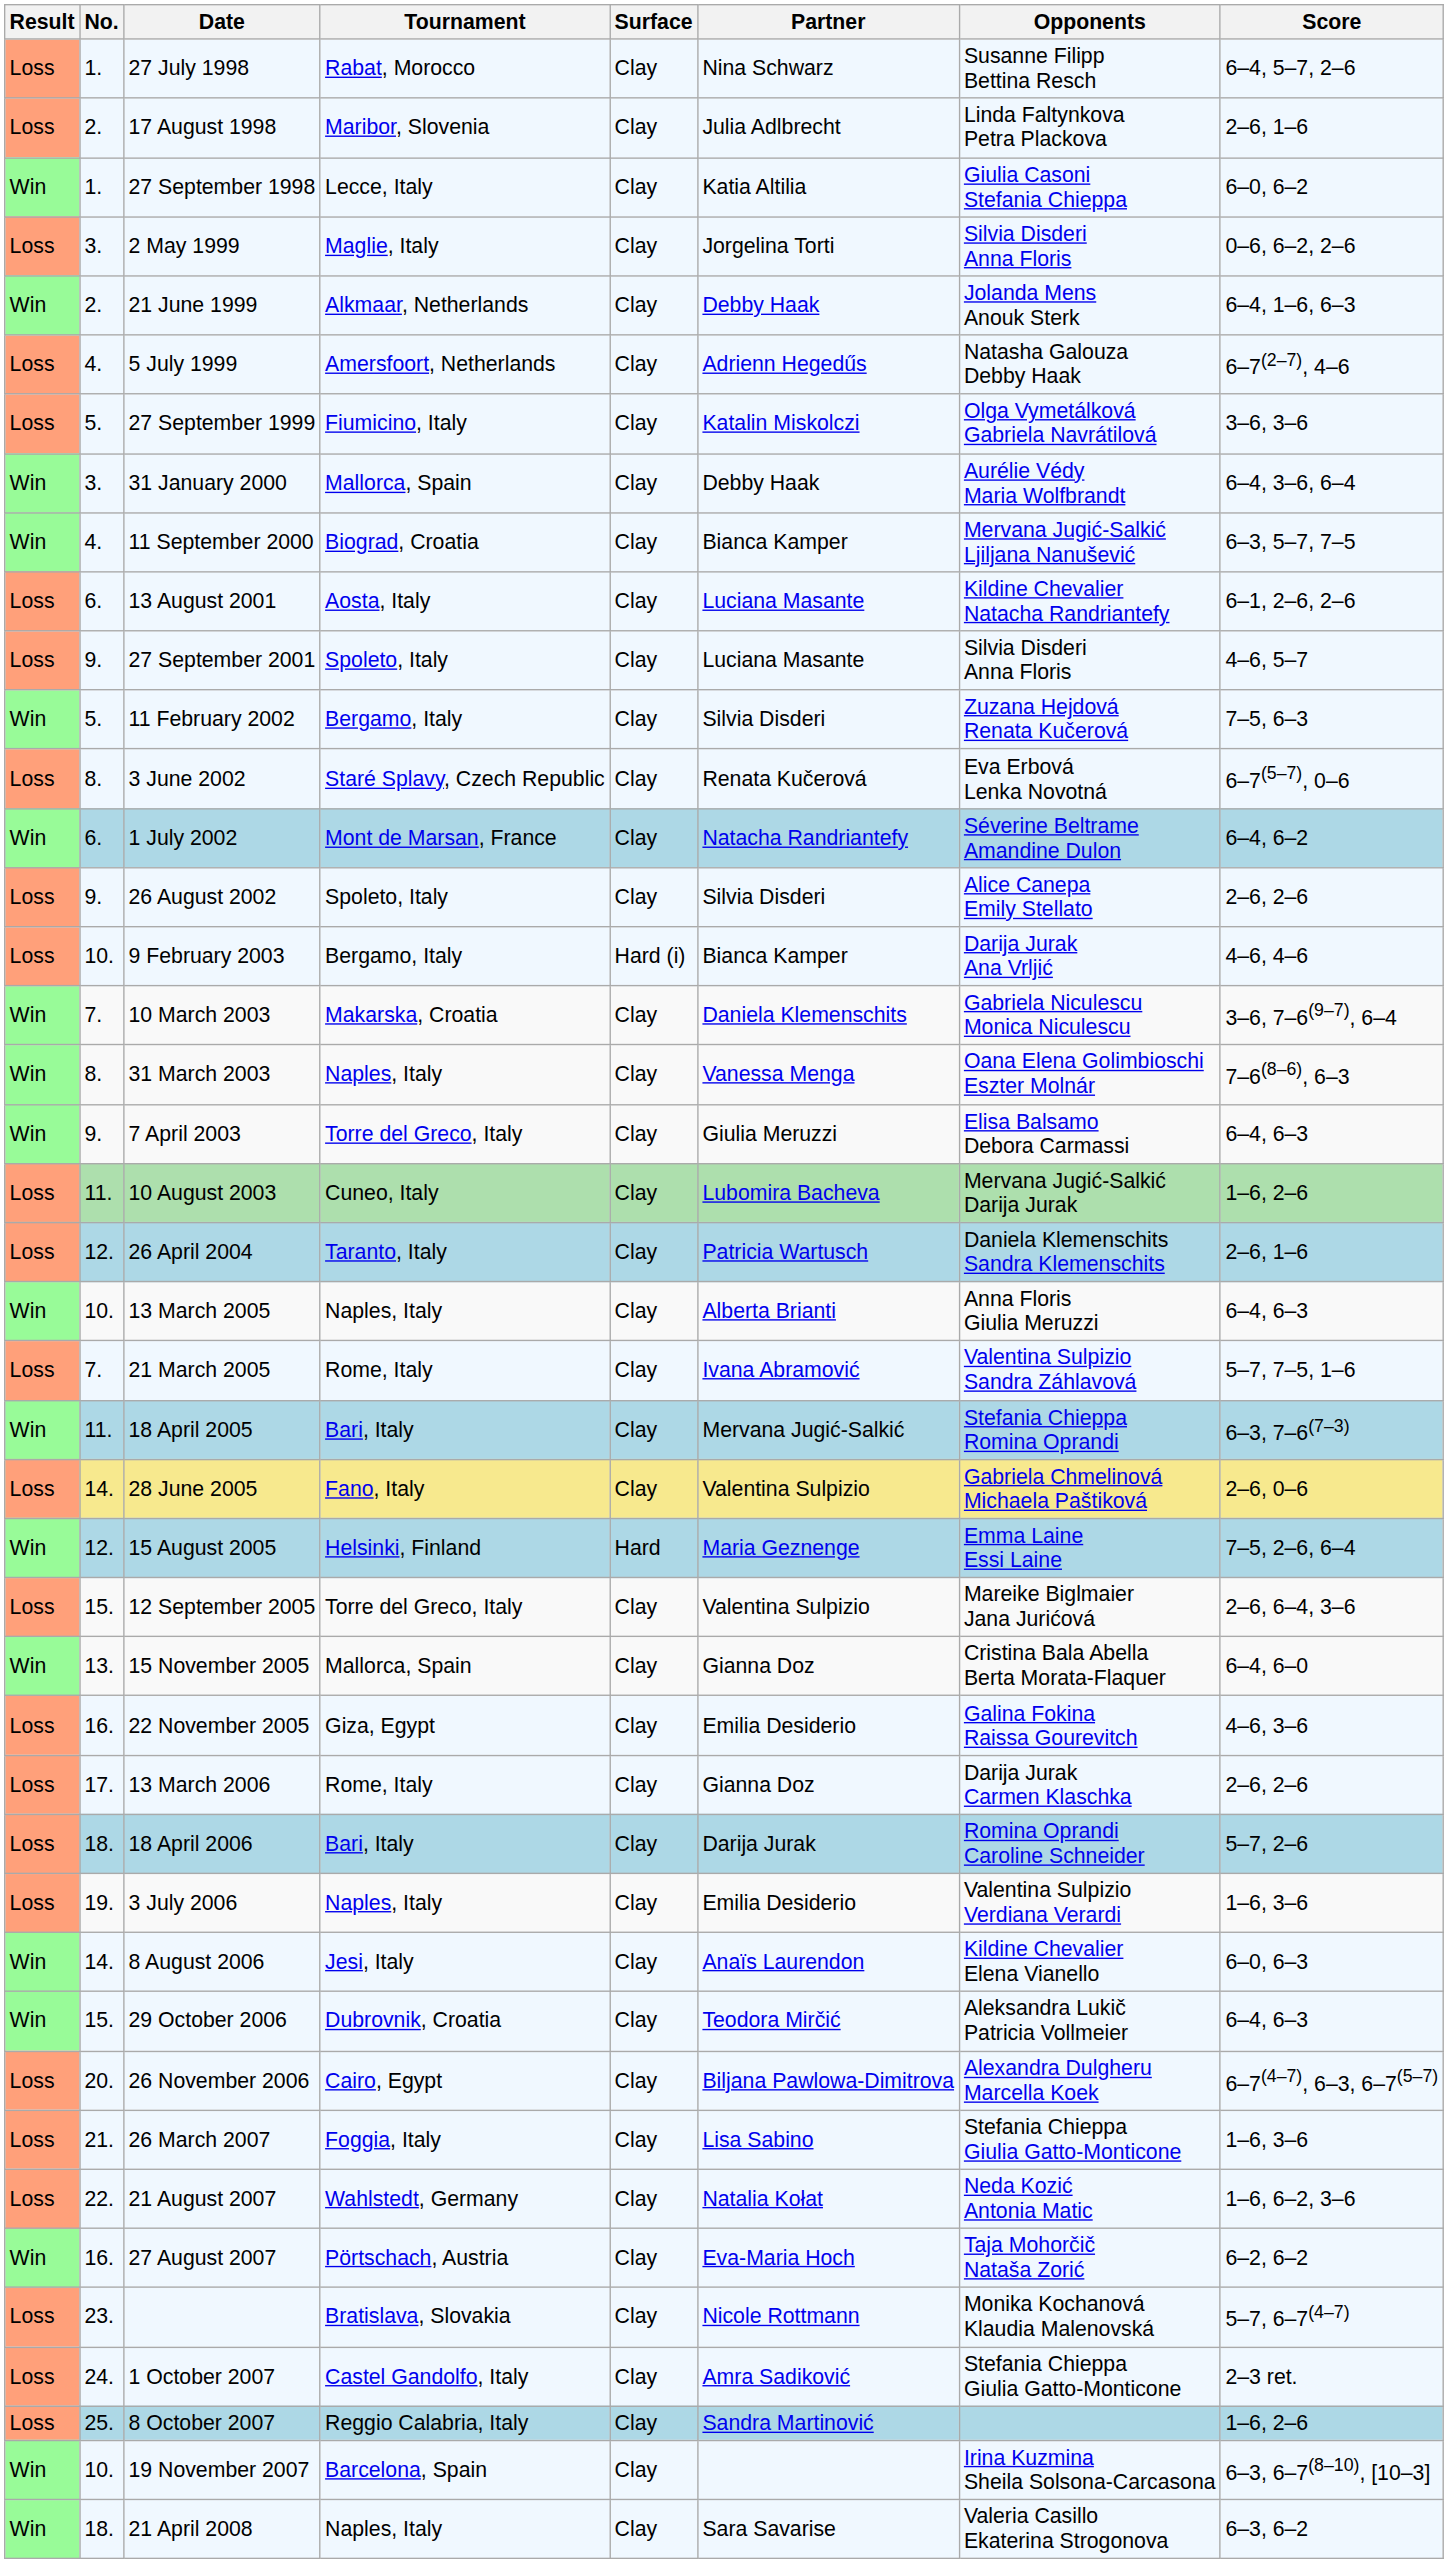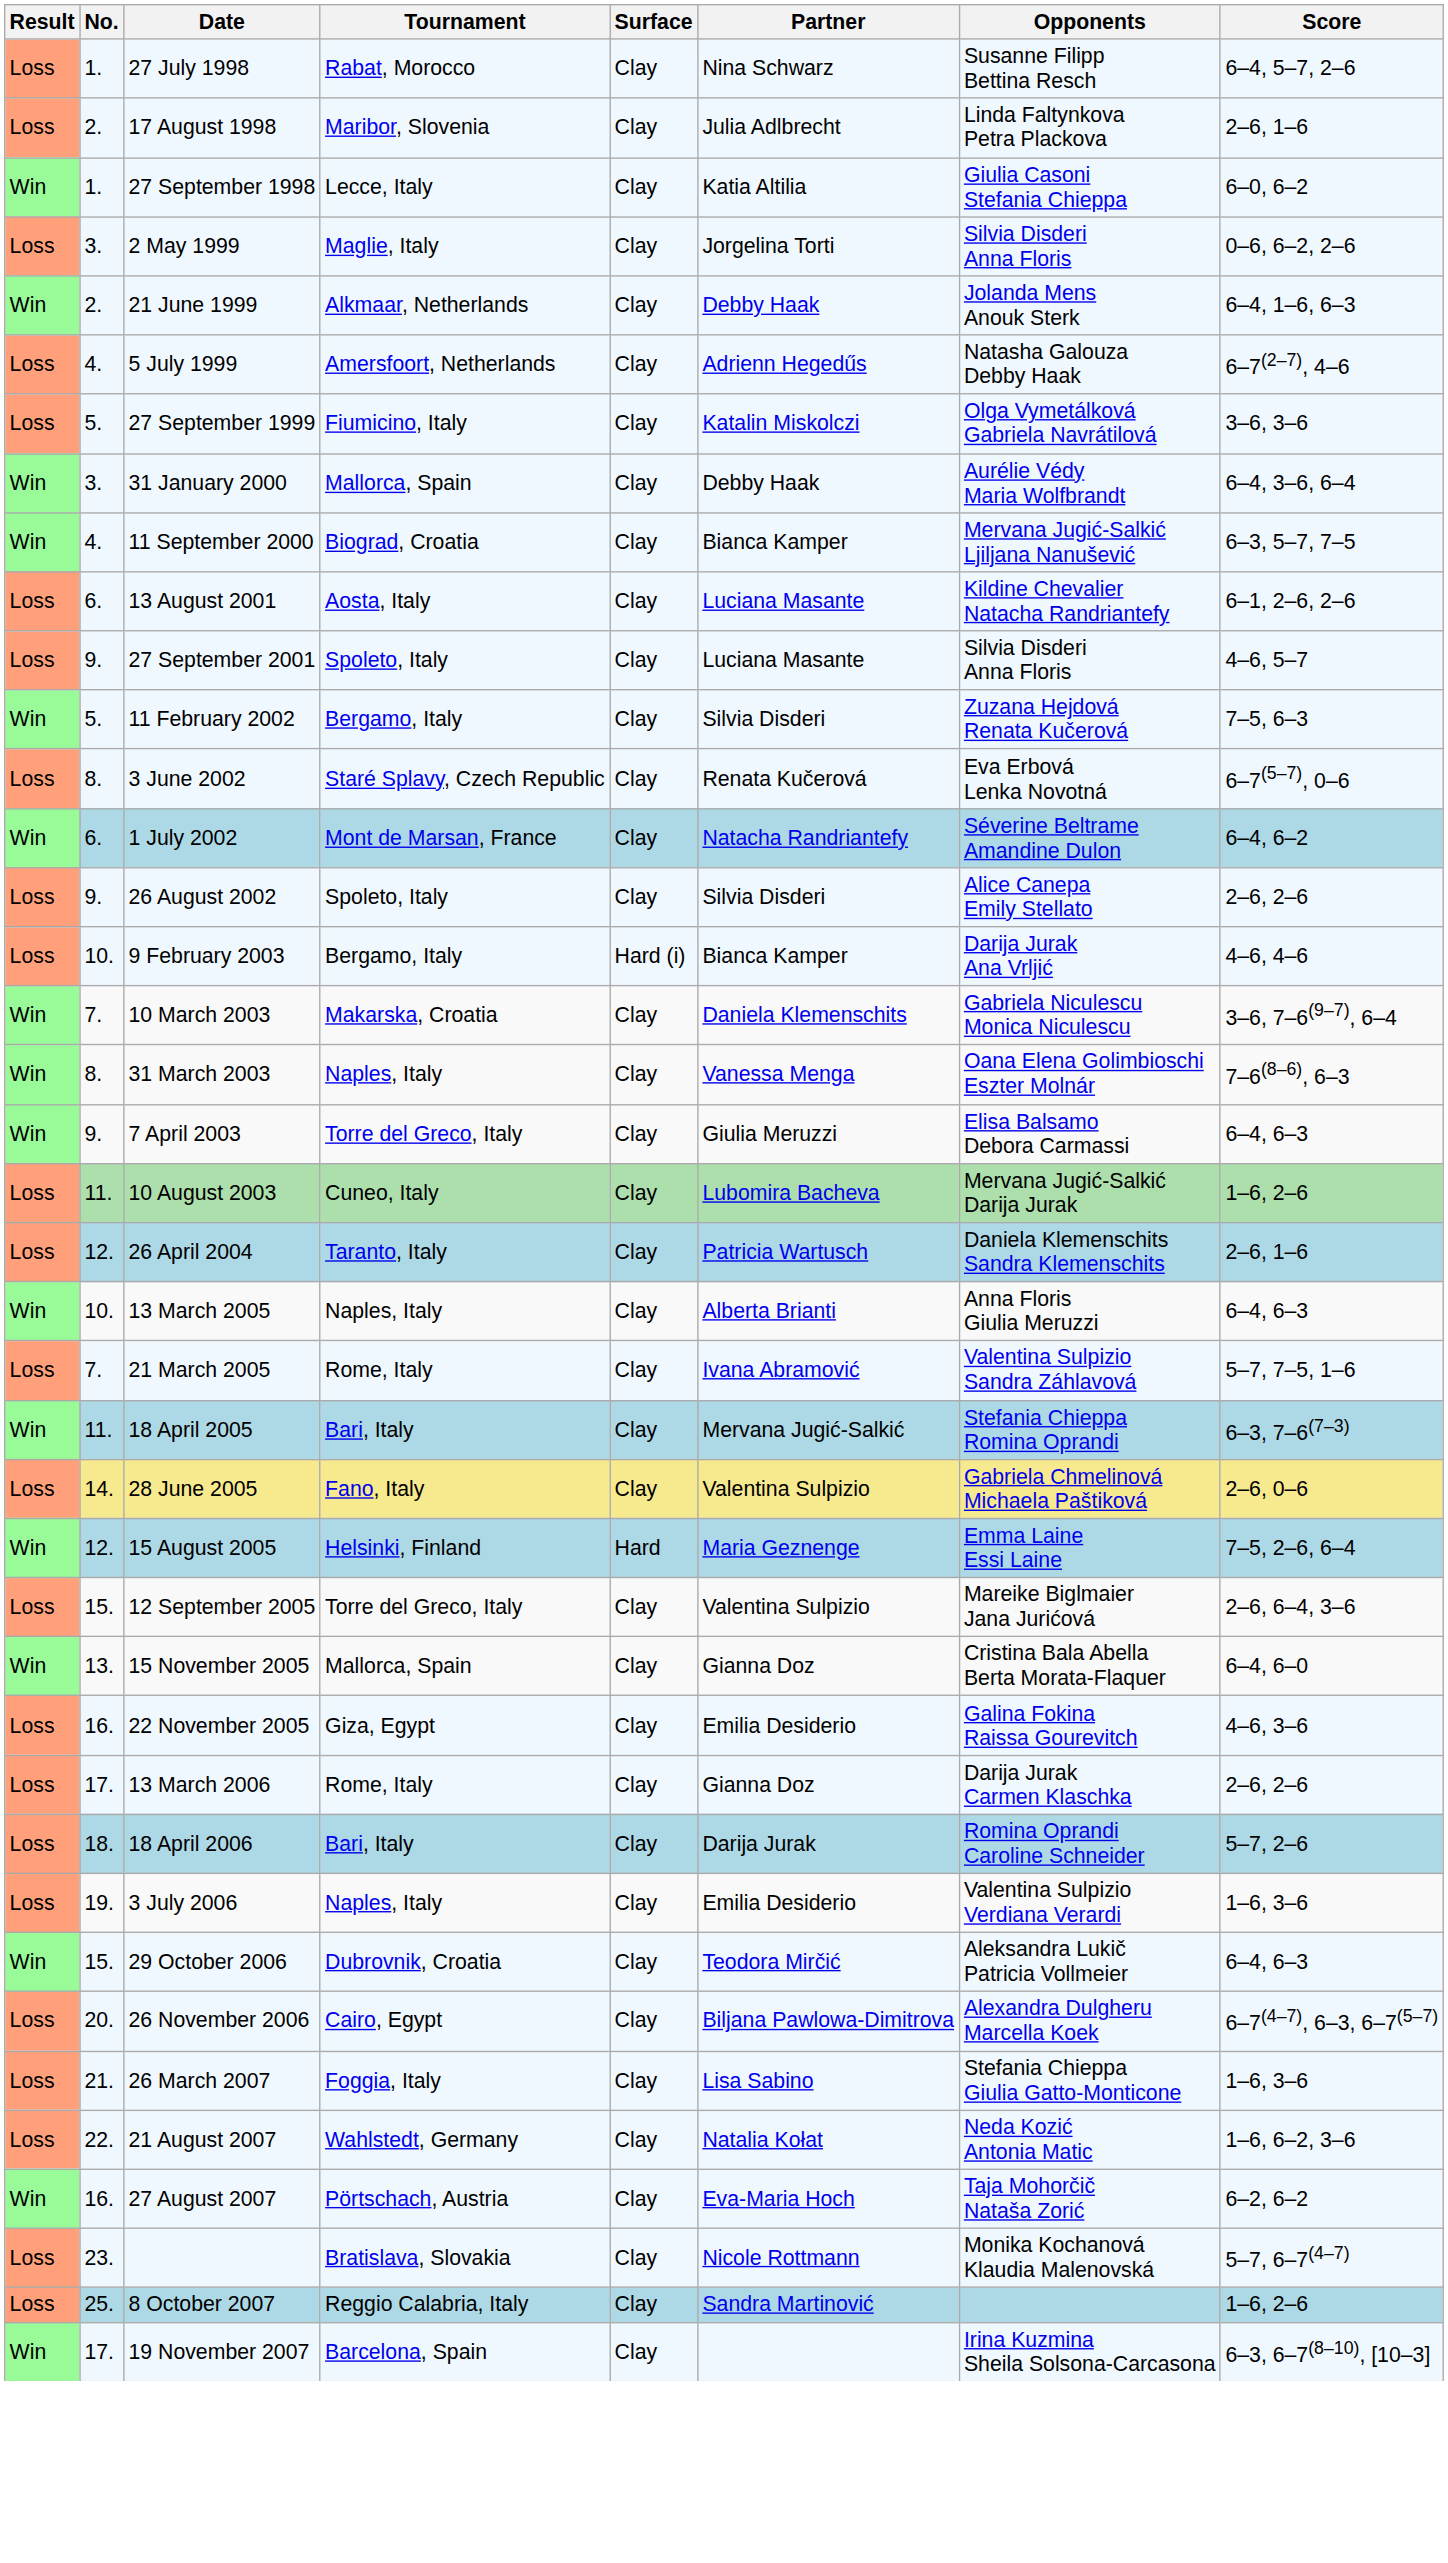- row: (196, 1961)
- row: (202, 2375)
(99, 2469) 10. -> (99, 2350) 17.
- row: (191, 2528)
